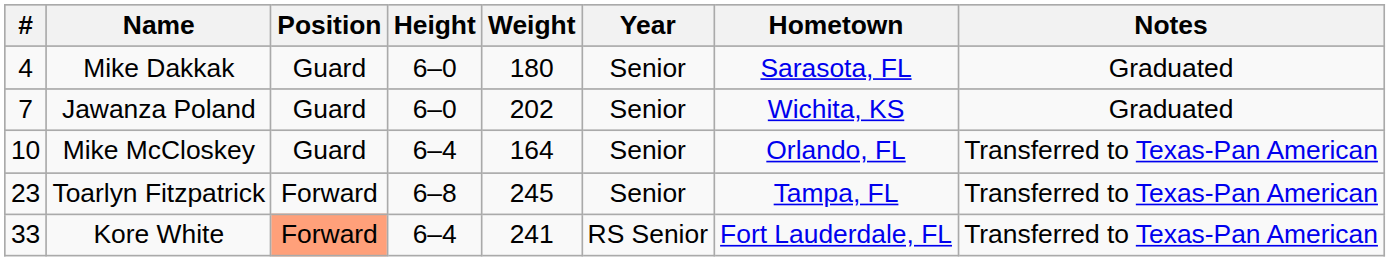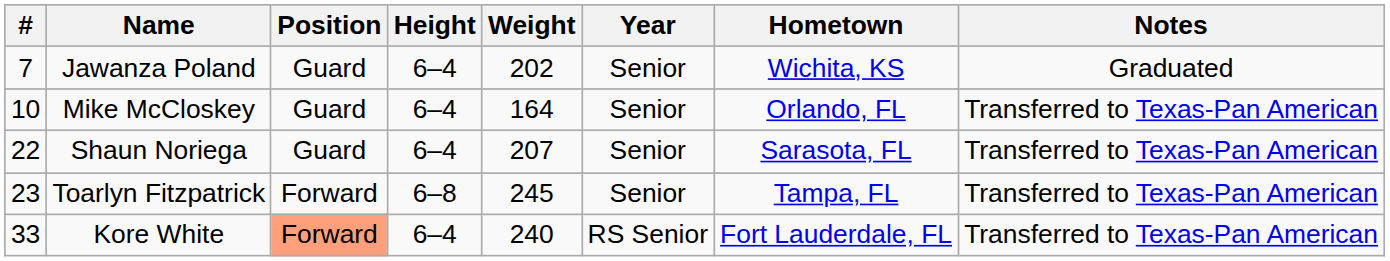- row: (159, 67)
(435, 109) 6–0 -> (435, 67) 6–4
+ row: (159, 151)
(532, 234) 241 -> (532, 234) 240
